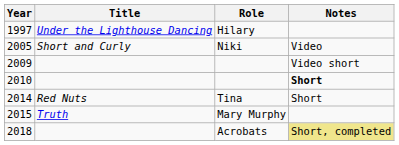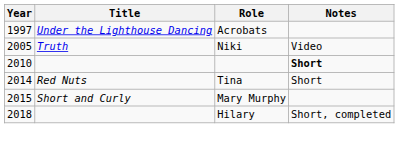(236, 30) Hilary -> (242, 30) Acrobats
(84, 47) Short and Curly -> (53, 47) Truth
- row: (19, 64)
(53, 115) Truth -> (84, 98) Short and Curly
(242, 132) Acrobats -> (236, 115) Hilary
(341, 132) khaki background -> (341, 115) no background
